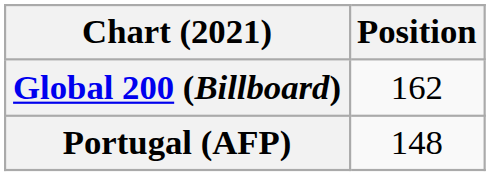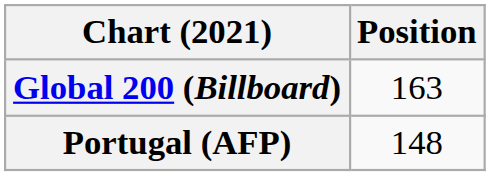(417, 87) 162 -> (417, 87) 163
